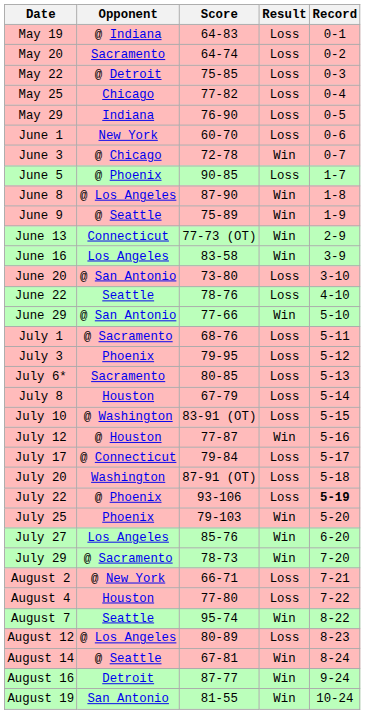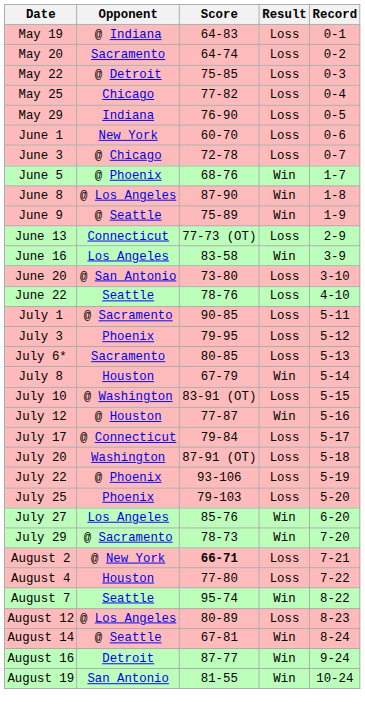(284, 155) Win -> (284, 155) Loss
(219, 176) 90-85 -> (219, 176) 68-76
(284, 176) Loss -> (284, 176) Win
(284, 236) Win -> (284, 236) Loss
- row: (41, 316)
(219, 337) 68-76 -> (219, 316) 90-85
(284, 397) Loss -> (284, 377) Win
(335, 498) bold -> (335, 477) normal
(284, 518) Win -> (284, 498) Loss
(219, 578) normal -> (219, 558) bold
